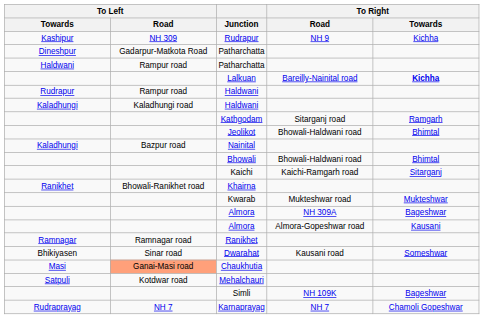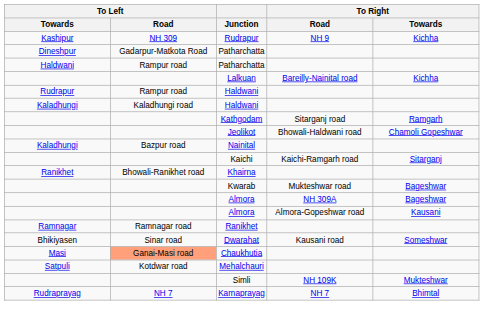(426, 78) bold -> (426, 78) normal
(426, 132) Bhimtal -> (426, 132) Chamoli Gopeshwar
- row: (57, 159)
(426, 199) Mukteshwar -> (426, 186) Bageshwar
(426, 294) Bageshwar -> (426, 280) Mukteshwar
(426, 307) Chamoli Gopeshwar -> (426, 294) Bhimtal
